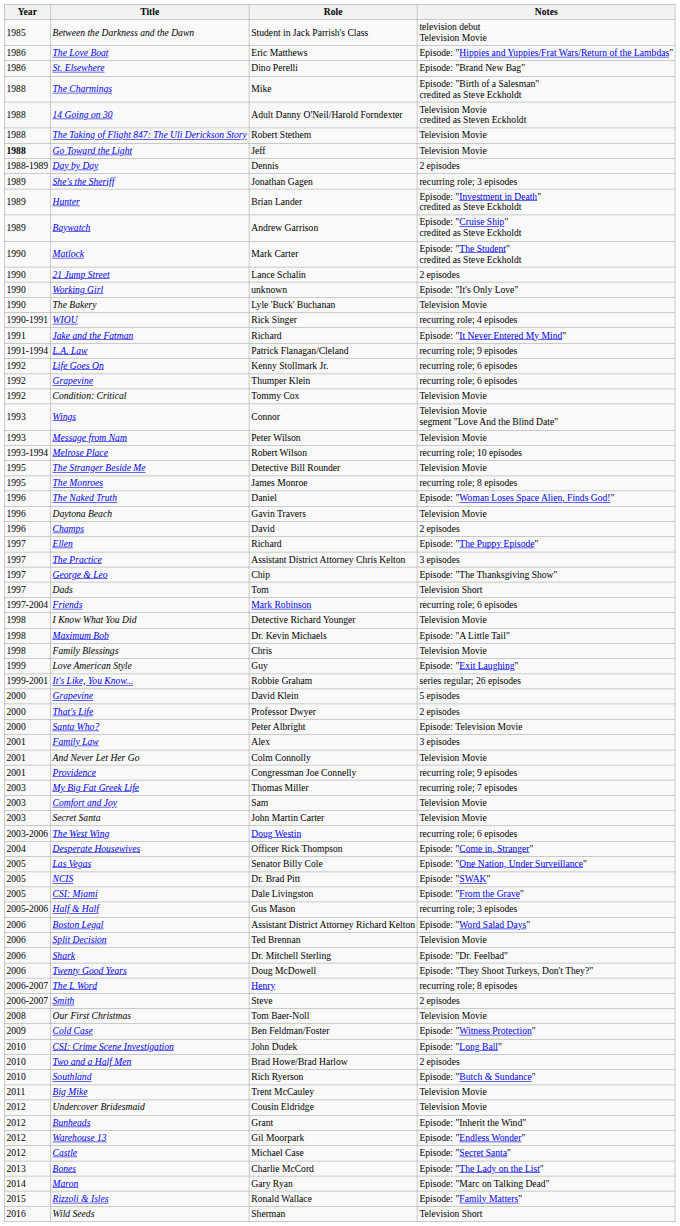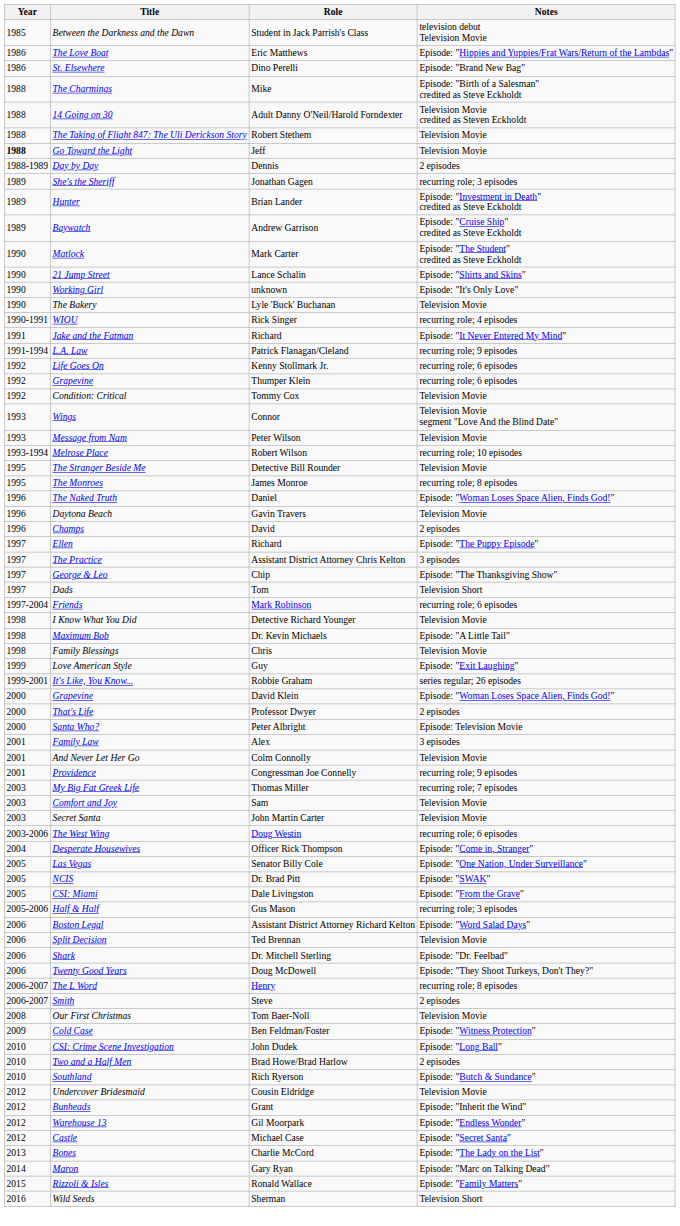(440, 274) 2 episodes -> (473, 274) Episode: "Shirts and Skins"
(440, 696) 5 episodes -> (517, 696) Episode: "Woman Loses Space Alien, Finds God!"
- row: (70, 1092)
